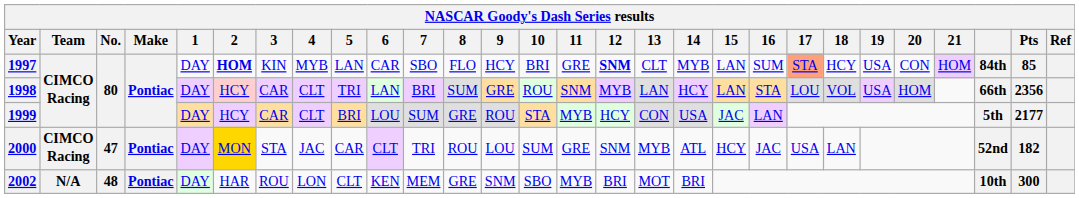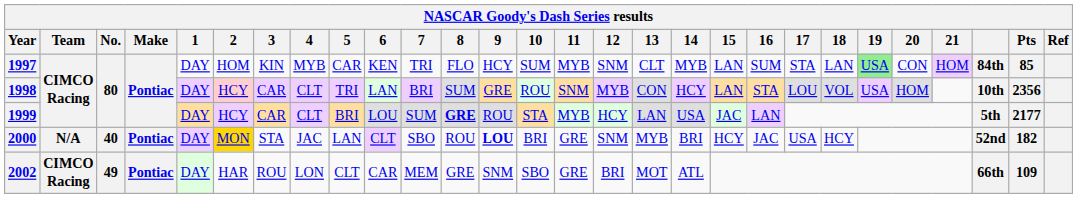(234, 65) bold -> (233, 65) normal
(349, 65) LAN -> (347, 65) CAR
(385, 65) CAR -> (383, 65) KEN
(424, 65) SBO -> (421, 65) TRI
(538, 65) BRI -> (535, 65) SUM
(576, 65) GRE -> (574, 65) MYB
(615, 65) bold -> (613, 65) normal
(805, 65) lightsalmon background -> (803, 65) no background
(841, 65) HCY -> (839, 65) LAN
(877, 65) no background -> (875, 65) lightgreen background
(654, 90) LAN -> (652, 90) CON
(993, 90) 66th -> (991, 90) 10th
(463, 114) normal -> (460, 114) bold
(654, 114) CON -> (652, 114) LAN
(68, 148) CIMCO Racing -> (68, 139) N/A
(111, 148) 47 -> (111, 139) 40
(349, 148) CAR -> (347, 139) LAN
(424, 148) TRI -> (421, 139) SBO
(500, 148) normal -> (498, 139) bold
(538, 148) SUM -> (535, 139) BRI
(693, 148) ATL -> (691, 139) BRI
(841, 148) LAN -> (839, 139) HCY
(68, 181) N/A -> (68, 172) CIMCO Racing
(111, 181) 48 -> (111, 172) 49
(385, 181) KEN -> (383, 172) CAR
(576, 181) MYB -> (574, 172) GRE
(693, 181) BRI -> (691, 172) ATL
(993, 181) 10th -> (991, 172) 66th
(1029, 181) 300 -> (1027, 172) 109
